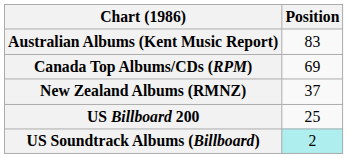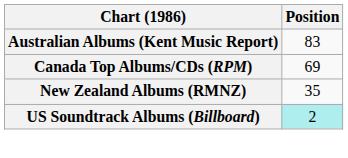(312, 91) 37 -> (312, 91) 35
- row: (143, 116)
